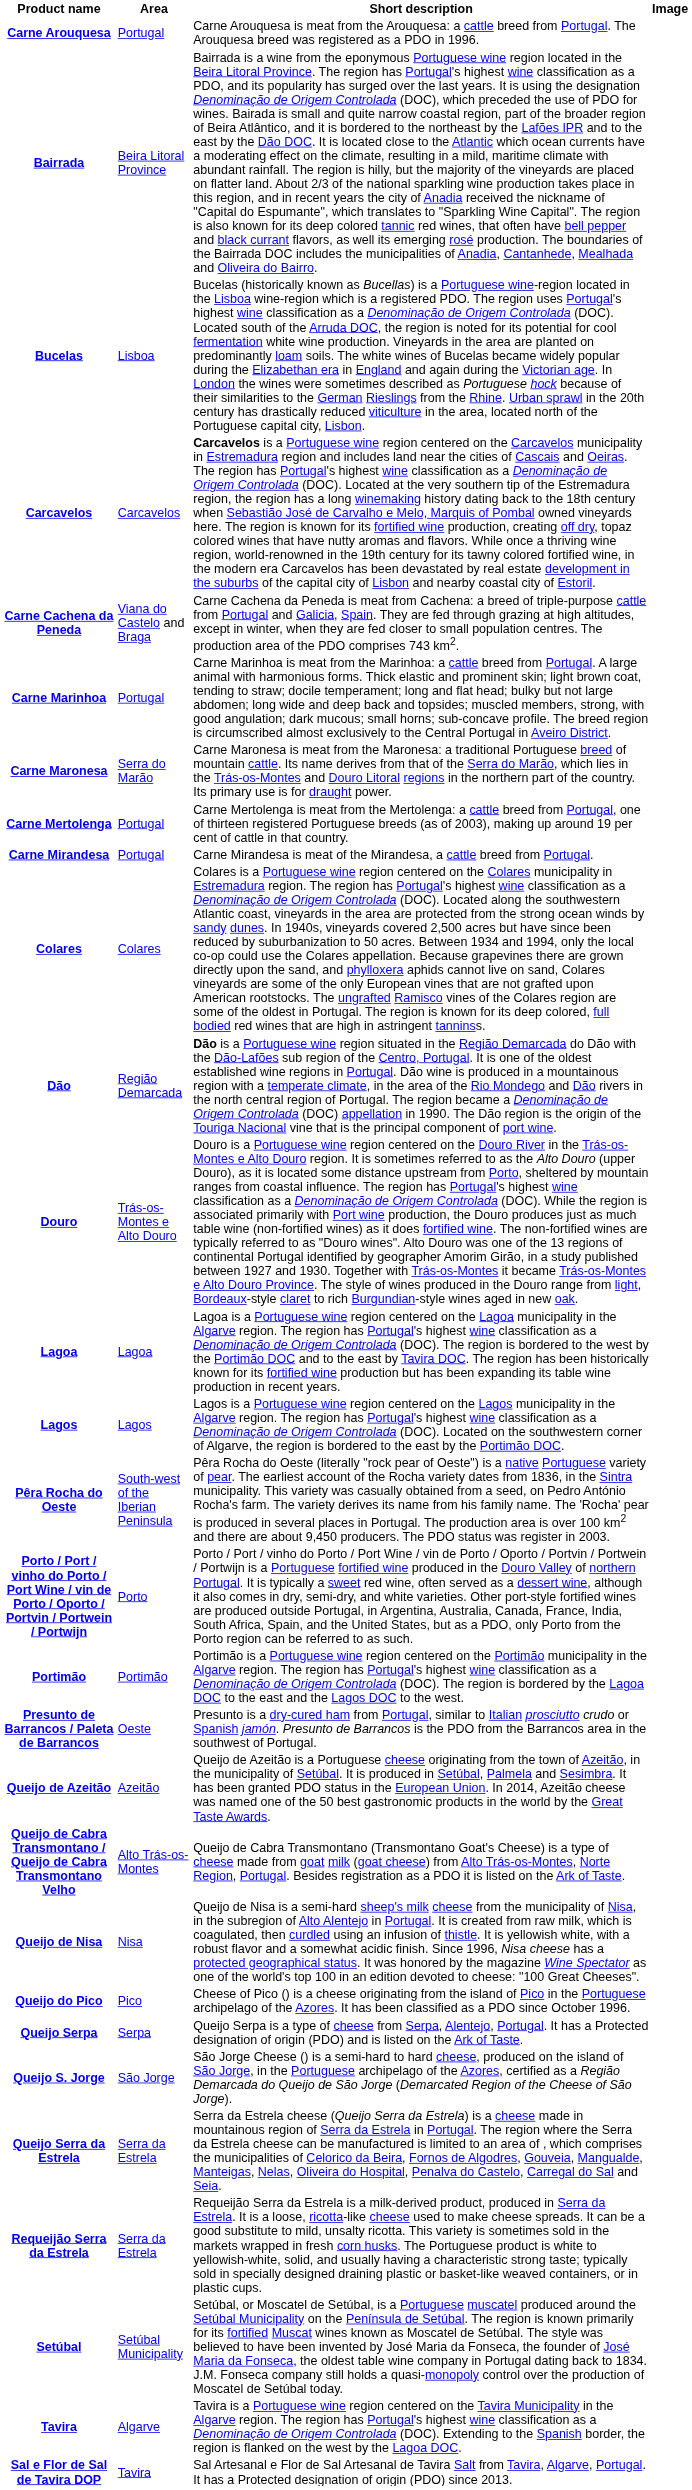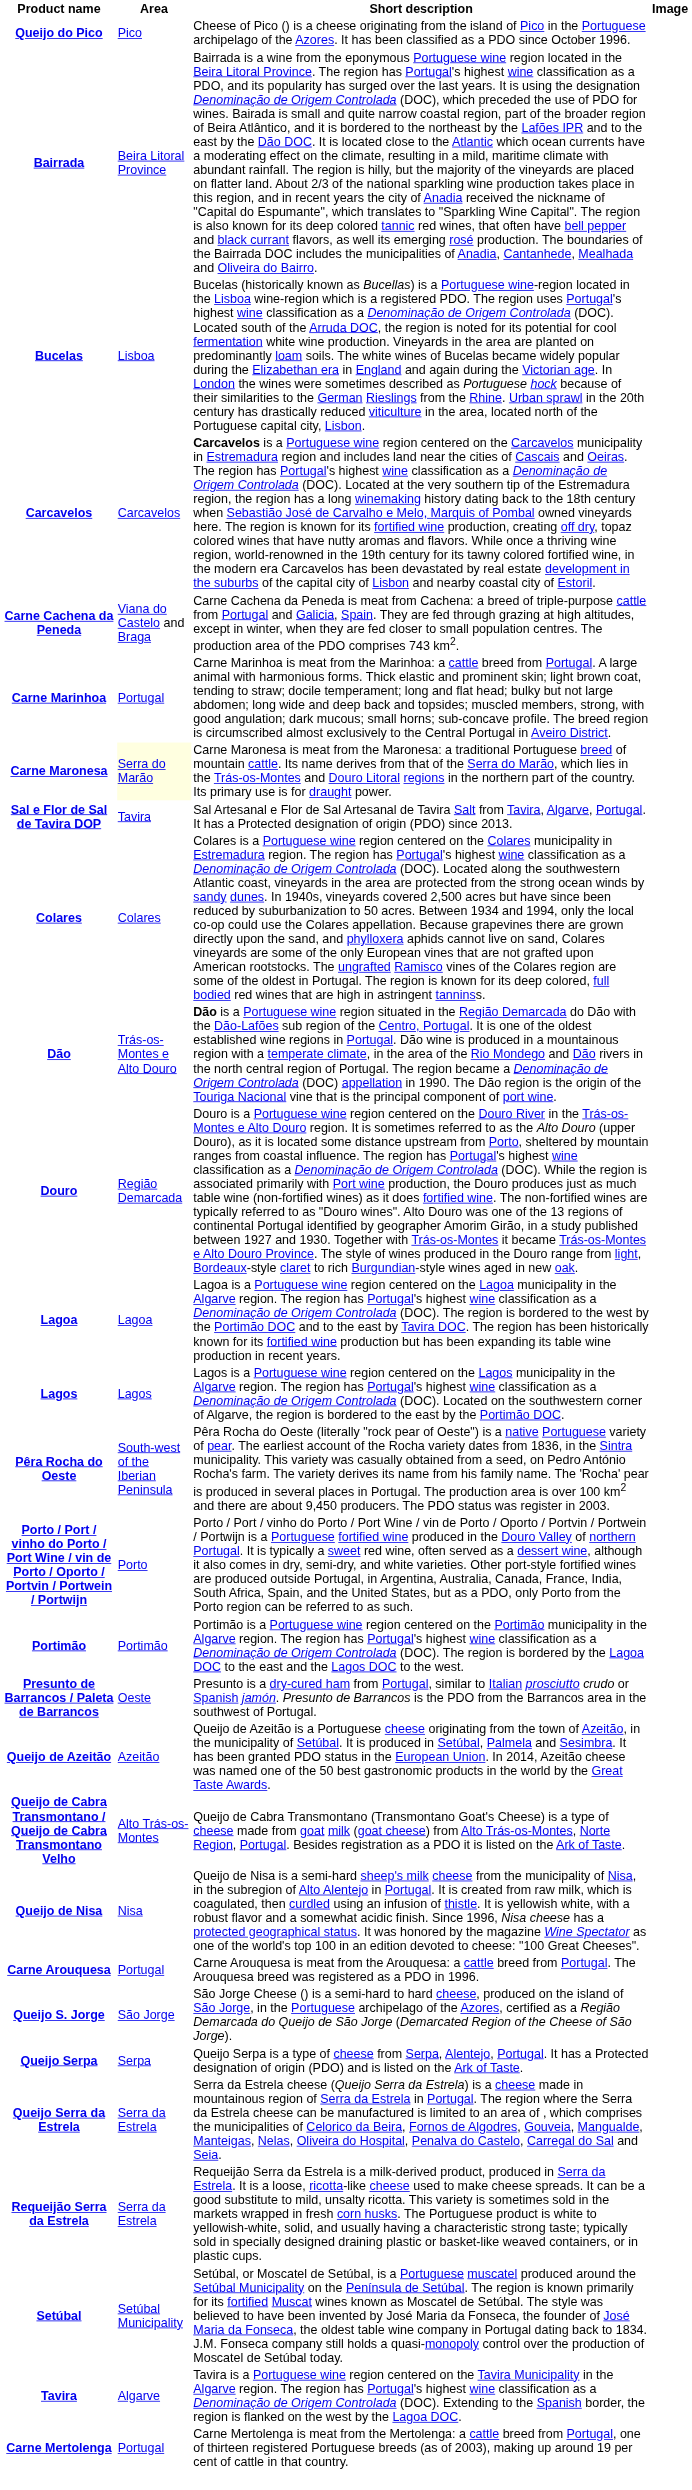rows swapped: (59, 33) <-> (59, 2001)
(142, 771) no background -> (142, 771) lightyellow background
rows swapped: (59, 824) <-> (59, 2472)
- row: (59, 855)
(150, 1086) Região Demarcada -> (147, 1054) Trás-os-Montes e Alto Douro
(147, 1222) Trás-os-Montes e Alto Douro -> (150, 1191) Região Demarcada
rows swapped: (59, 2077) <-> (59, 2032)
